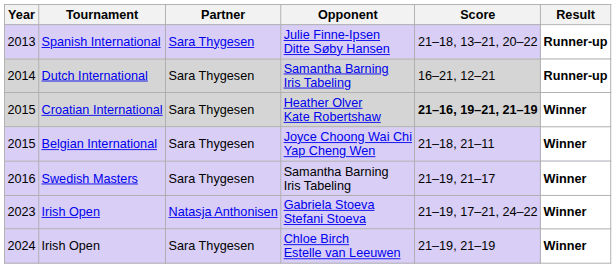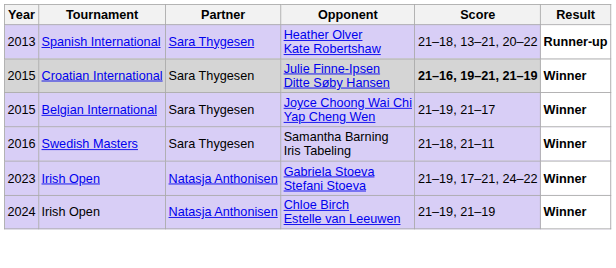(337, 42) Julie Finne-Ipsen Ditte Søby Hansen -> (332, 42) Heather Olver Kate Robertshaw
- row: (21, 76)
(332, 110) Heather Olver Kate Robertshaw -> (337, 76) Julie Finne-Ipsen Ditte Søby Hansen
(456, 144) 21–18, 21–11 -> (457, 110) 21–19, 21–17
(457, 178) 21–19, 21–17 -> (456, 144) 21–18, 21–11
(211, 247) Sara Thygesen -> (223, 212) Natasja Anthonisen
